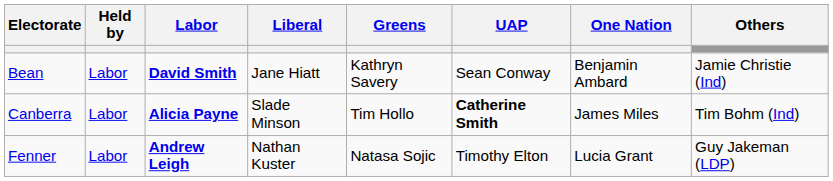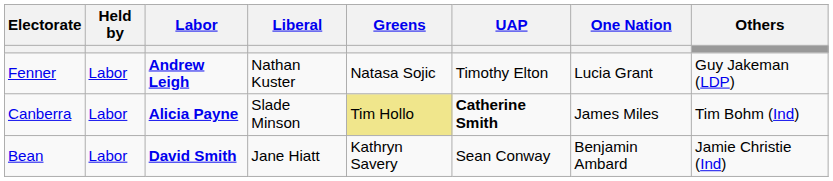rows swapped: (26, 73) <-> (32, 155)
(382, 114) no background -> (382, 114) khaki background
